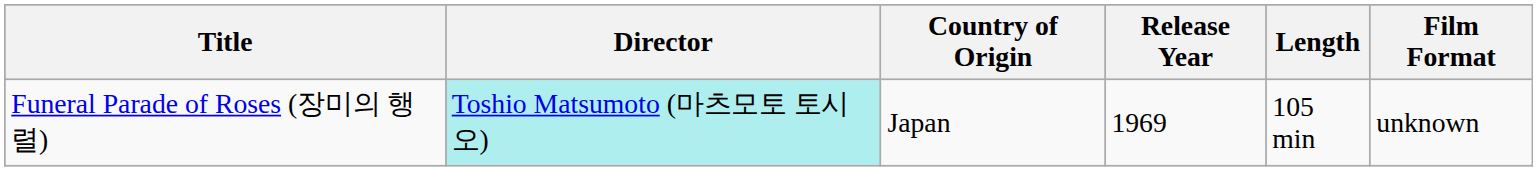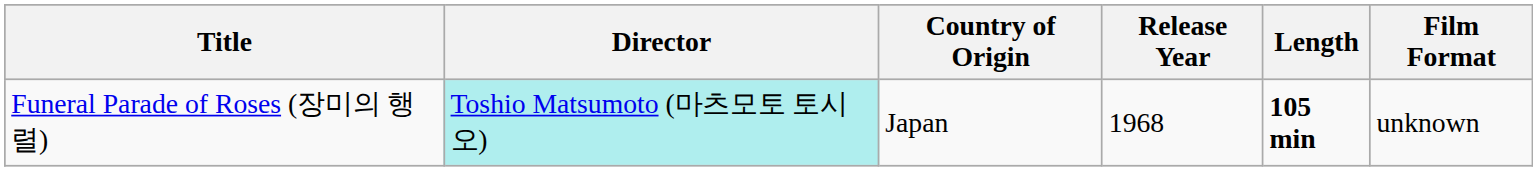(1139, 122) 1969 -> (1137, 122) 1968
(1294, 122) normal -> (1293, 122) bold
